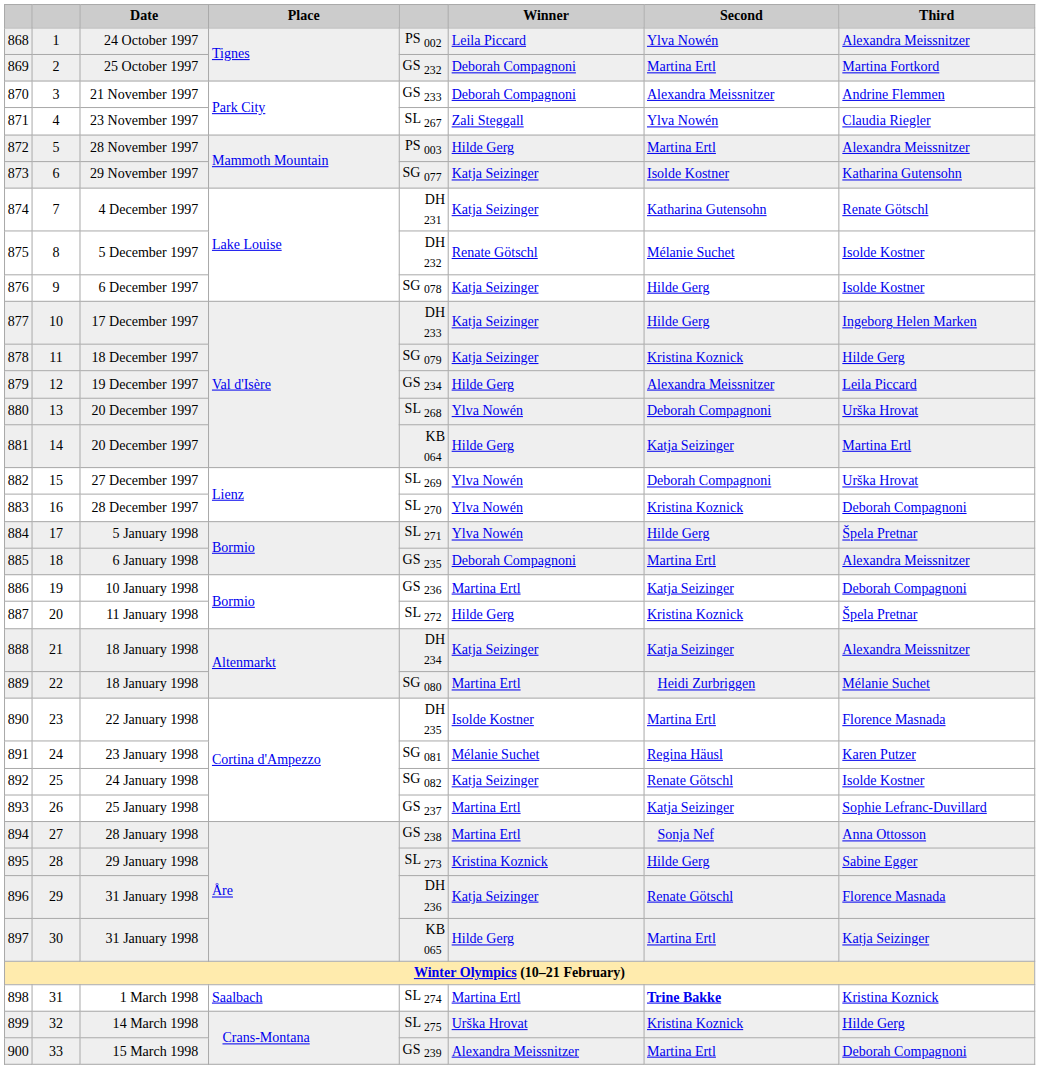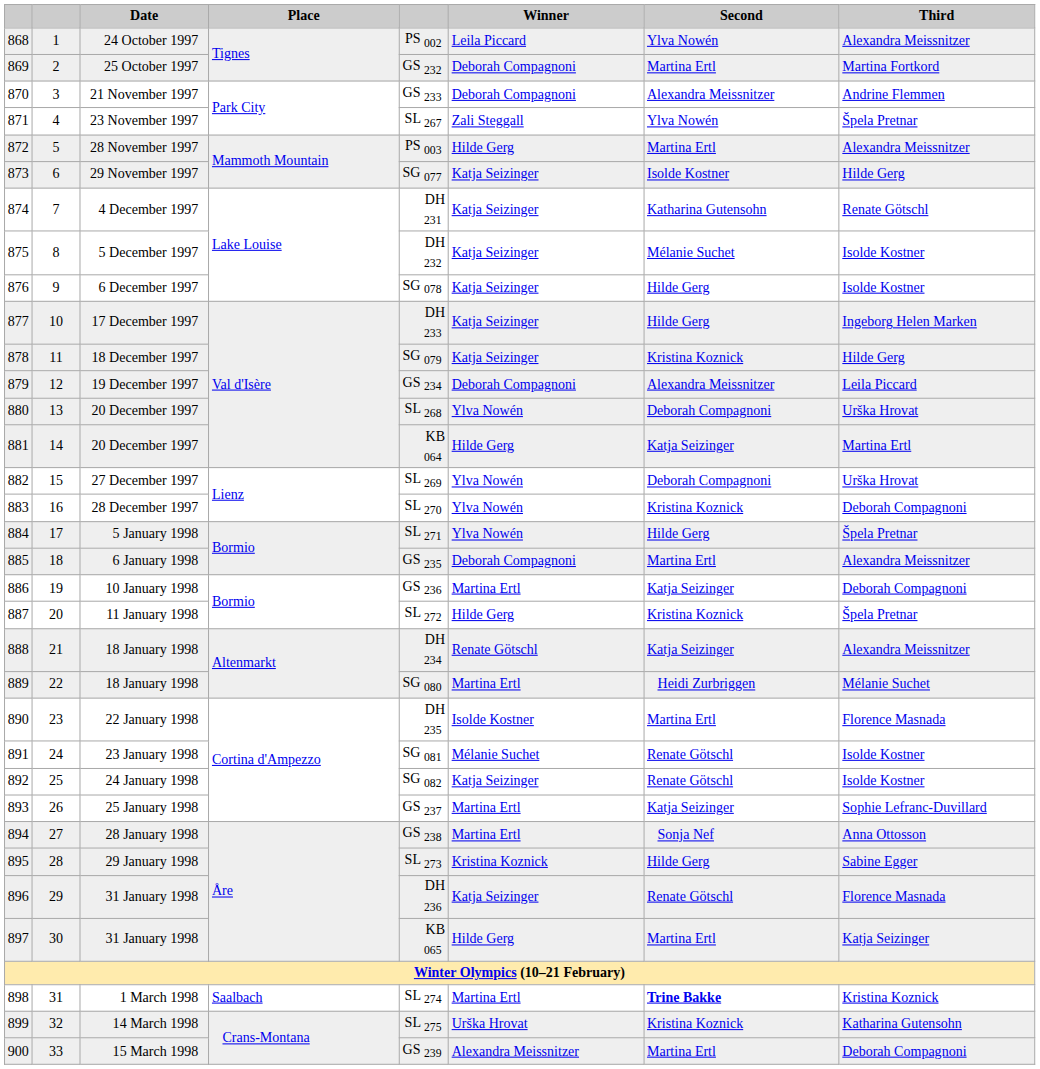(887, 120) Claudia Riegler -> (880, 120) Špela Pretnar
(902, 174) Katharina Gutensohn -> (874, 174) Hilde Gerg
(495, 252) Renate Götschl -> (495, 252) Katja Seizinger
(483, 384) Hilde Gerg -> (514, 384) Deborah Compagnoni
(495, 649) Katja Seizinger -> (495, 649) Renate Götschl
(685, 754) Regina Häusl -> (690, 754) Renate Götschl
(879, 754) Karen Putzer -> (883, 754) Isolde Kostner
(874, 1024) Hilde Gerg -> (902, 1024) Katharina Gutensohn
